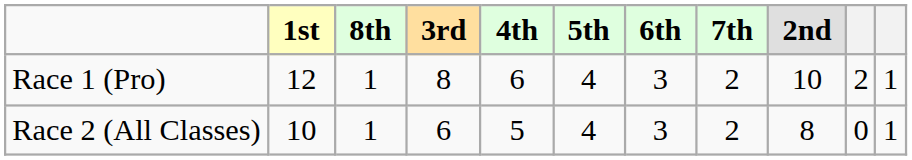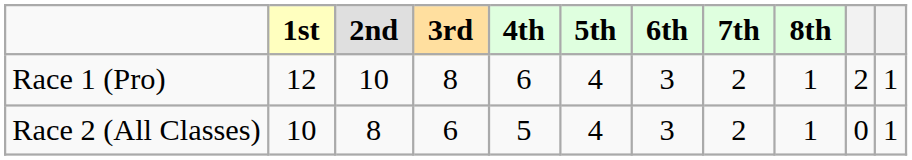columns swapped: (807, 29) <-> (370, 29)
